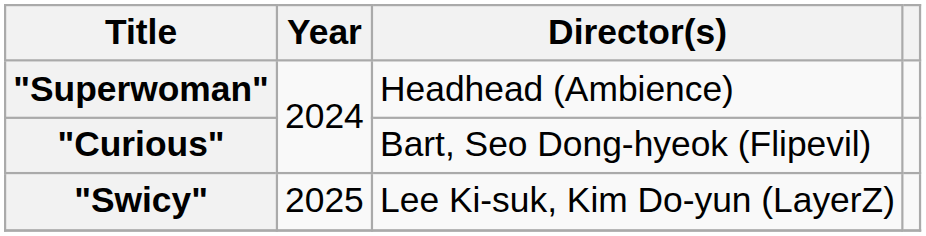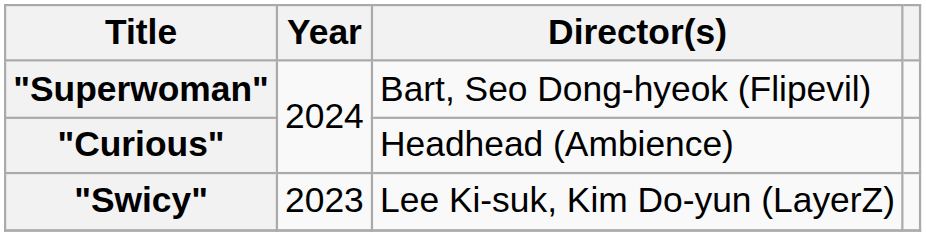(557, 88) Headhead (Ambience) -> (626, 88) Bart, Seo Dong-hyeok (Flipevil)
(626, 144) Bart, Seo Dong-hyeok (Flipevil) -> (557, 144) Headhead (Ambience)
(324, 200) 2025 -> (324, 200) 2023
